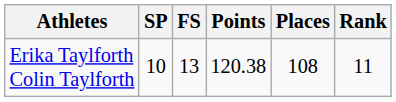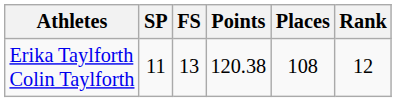(156, 67) 10 -> (156, 67) 11
(363, 67) 11 -> (363, 67) 12
